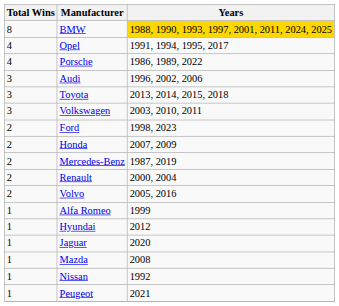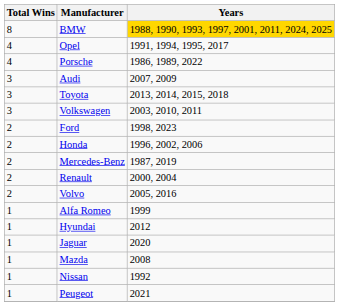(166, 78) 1996, 2002, 2006 -> (153, 78) 2007, 2009
(153, 144) 2007, 2009 -> (166, 144) 1996, 2002, 2006
